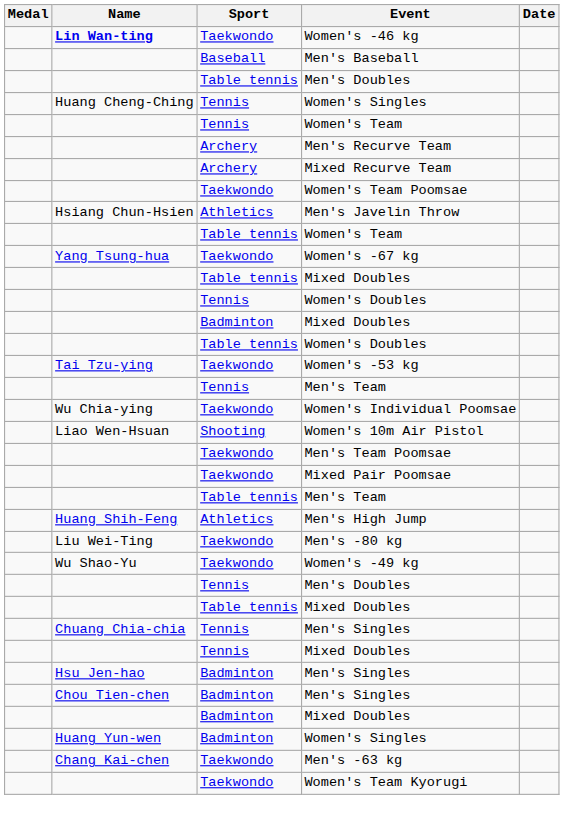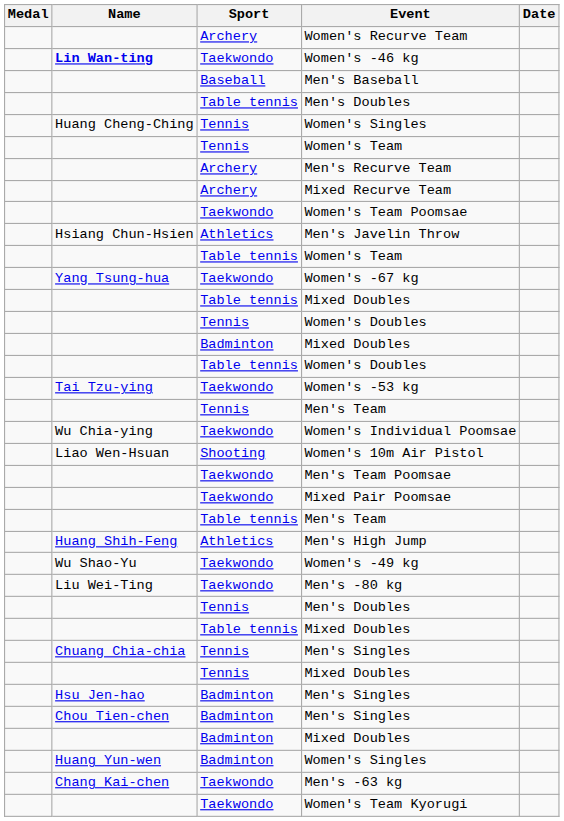+ row: (229, 38)
rows swapped: (237, 542) <-> (237, 564)
